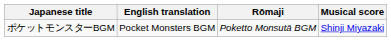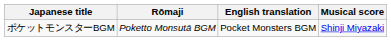columns swapped: (268, 12) <-> (167, 12)
